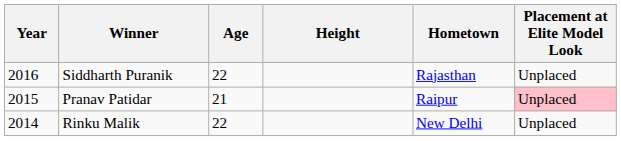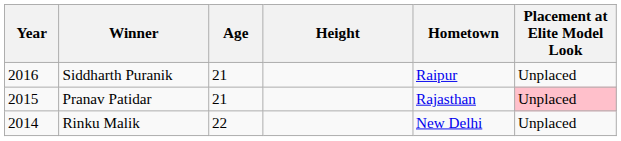(220, 74) 22 -> (220, 74) 21
(446, 74) Rajasthan -> (437, 74) Raipur
(437, 98) Raipur -> (446, 98) Rajasthan
